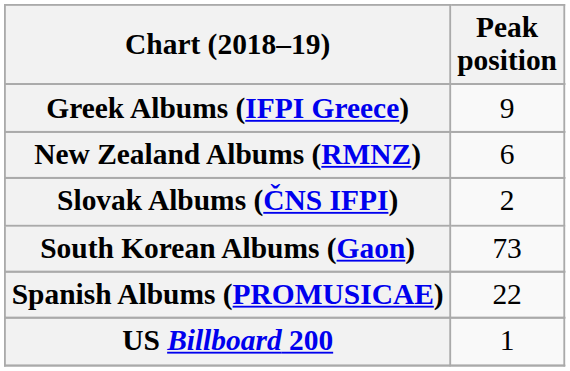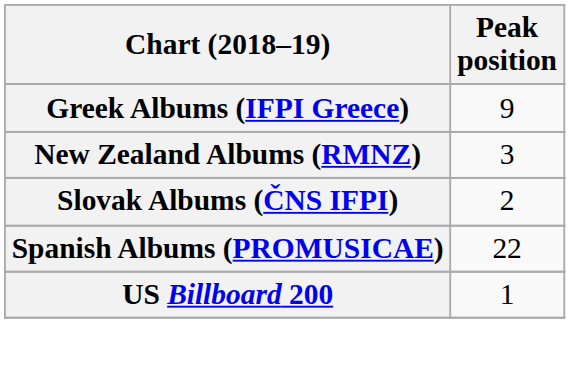(507, 154) 6 -> (507, 154) 3
- row: (228, 247)
